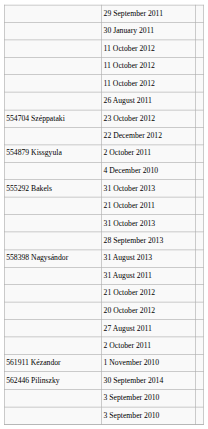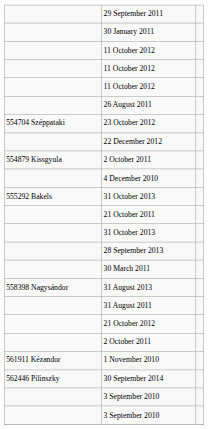+ row: (53, 269)
- row: (53, 311)
- row: (53, 328)
